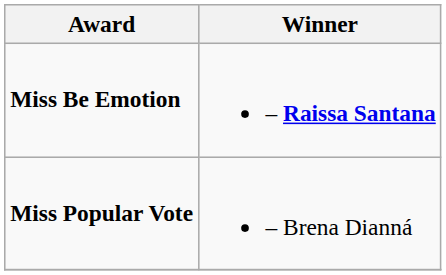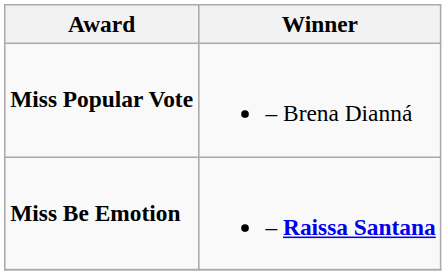rows swapped: (95, 99) <-> (102, 212)
